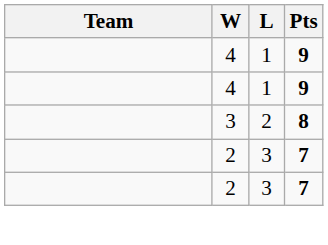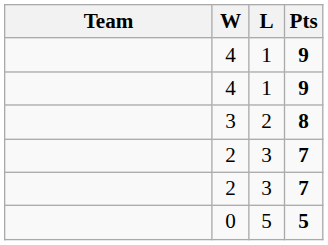+ row: (230, 222)
